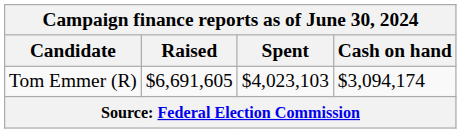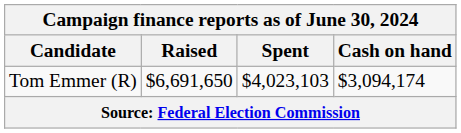(189, 81) $6,691,605 -> (189, 81) $6,691,650
